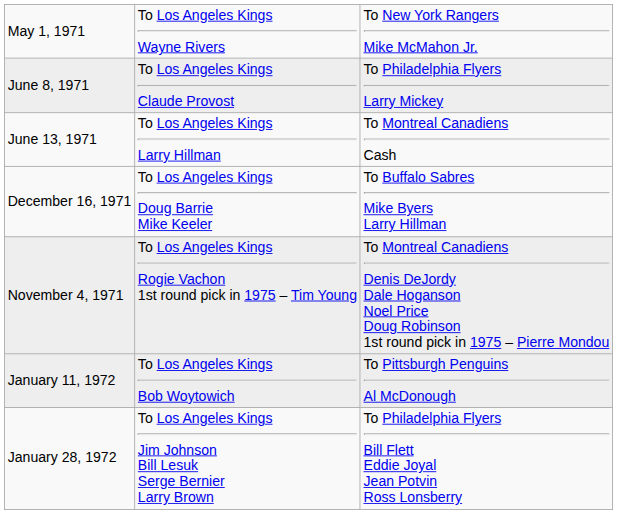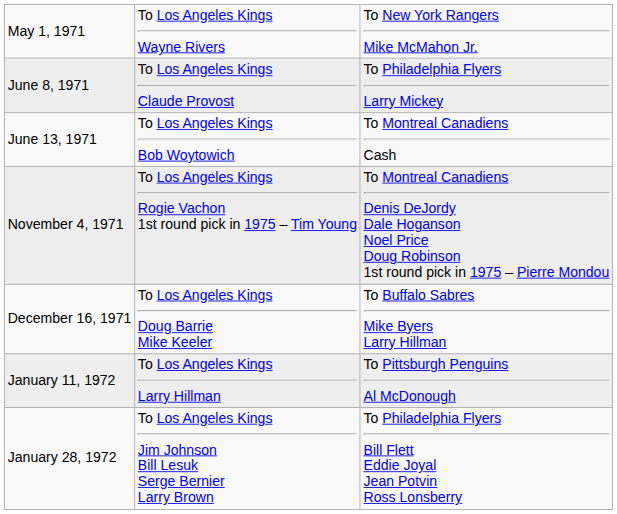(247, 139) To Los Angeles Kings Larry Hillman -> (247, 139) To Los Angeles Kings Bob Woytowich
rows swapped: (66, 295) <-> (70, 201)
(247, 380) To Los Angeles Kings Bob Woytowich -> (247, 380) To Los Angeles Kings Larry Hillman
